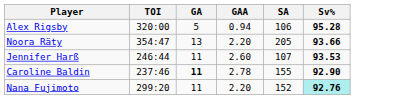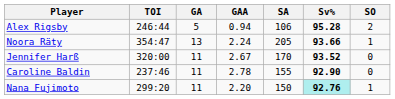+ column: (370, 12)
(153, 27) 320:00 -> (153, 27) 246:44
(240, 42) 2.20 -> (240, 42) 2.24
(153, 57) 246:44 -> (153, 57) 320:00
(240, 57) 2.60 -> (240, 57) 2.67
(283, 57) 107 -> (283, 57) 170
(327, 57) 93.53 -> (327, 57) 93.52
(196, 72) bold -> (196, 72) normal
(283, 87) 152 -> (283, 87) 150
